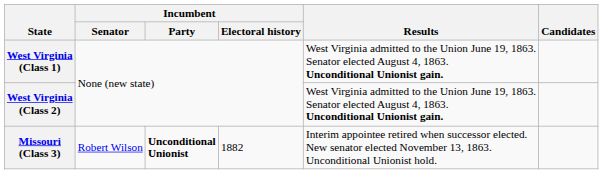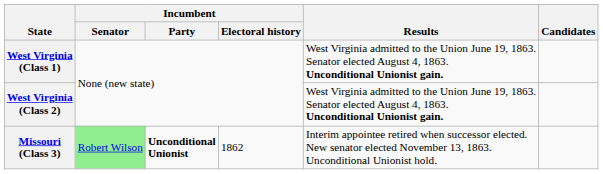(110, 147) no background -> (110, 147) lightgreen background
(232, 147) 1882 -> (232, 147) 1862
